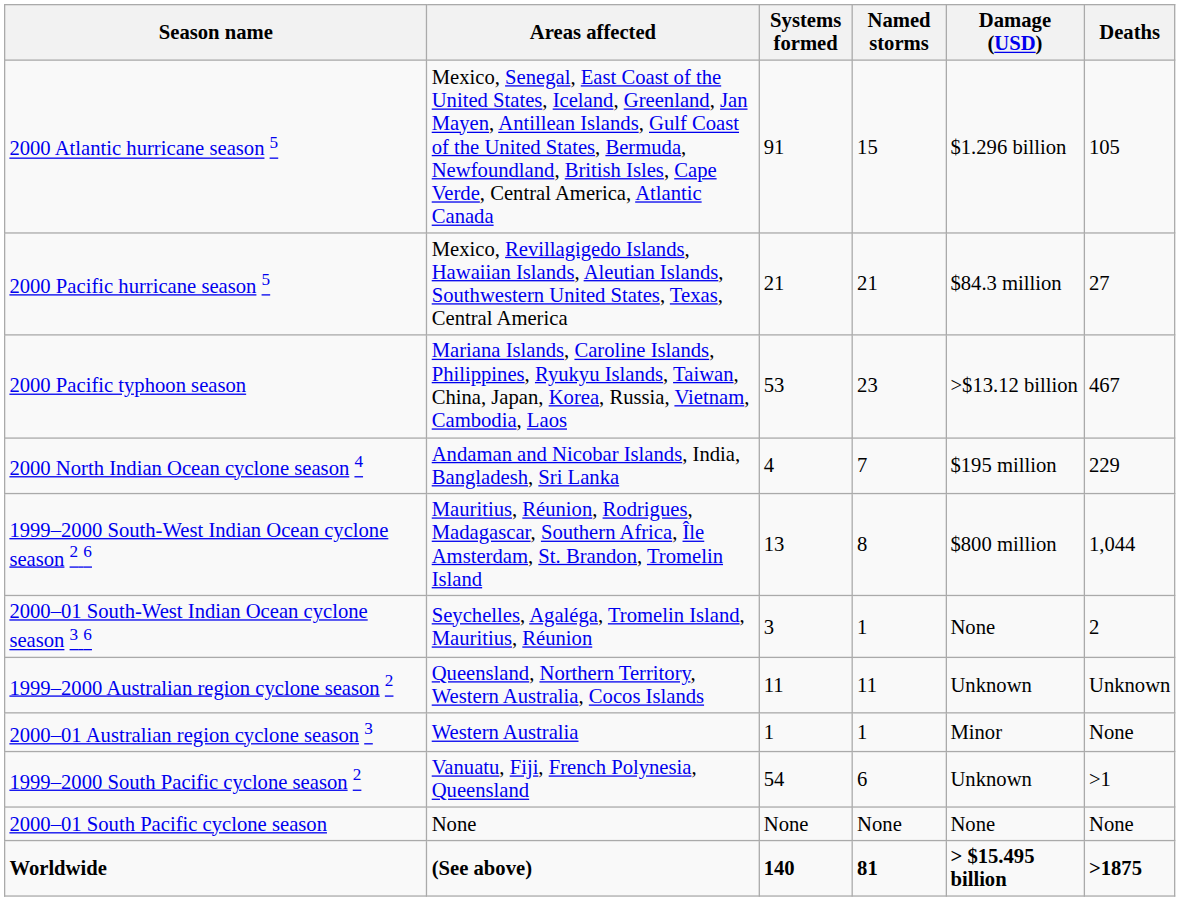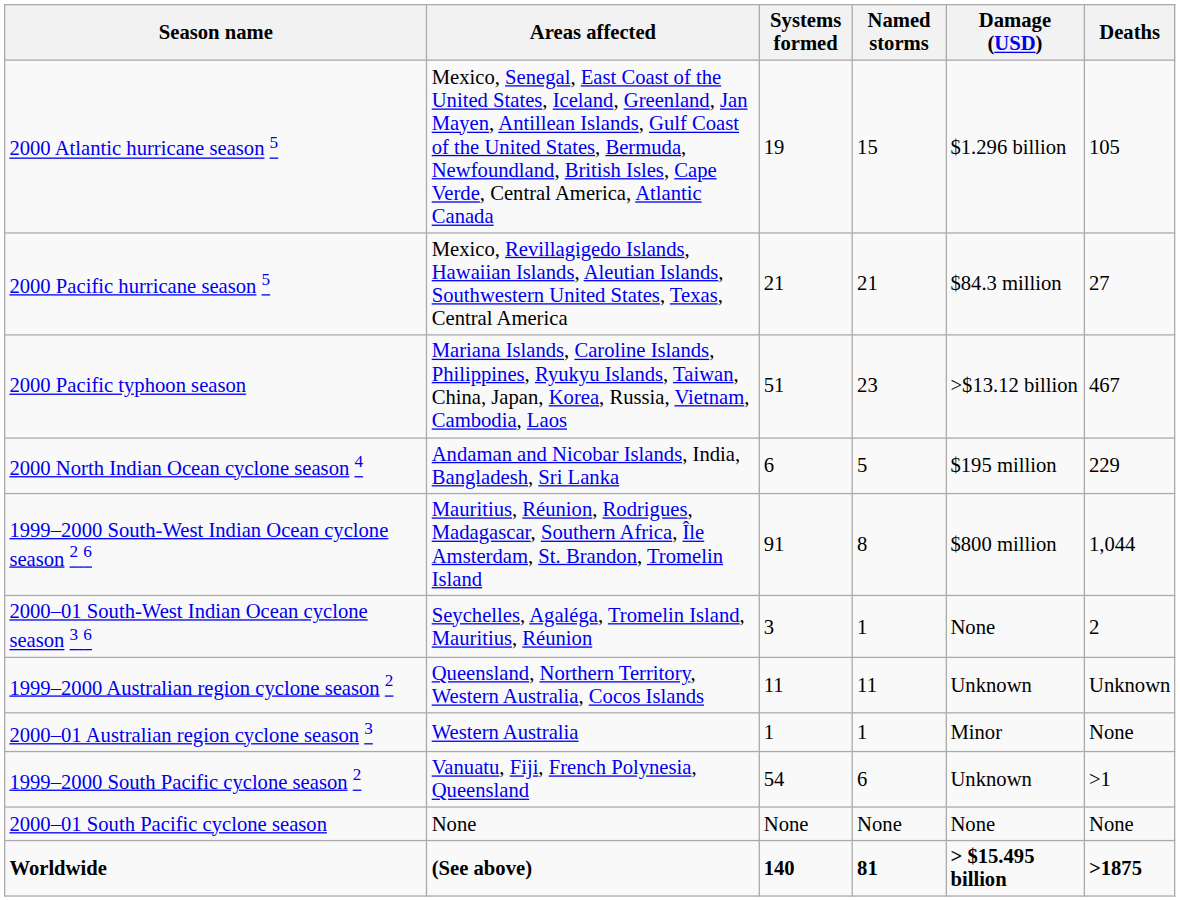(774, 146) 91 -> (774, 146) 19
(774, 386) 53 -> (774, 386) 51
(769, 465) 4 -> (769, 465) 6
(862, 465) 7 -> (862, 465) 5
(774, 544) 13 -> (774, 544) 91
